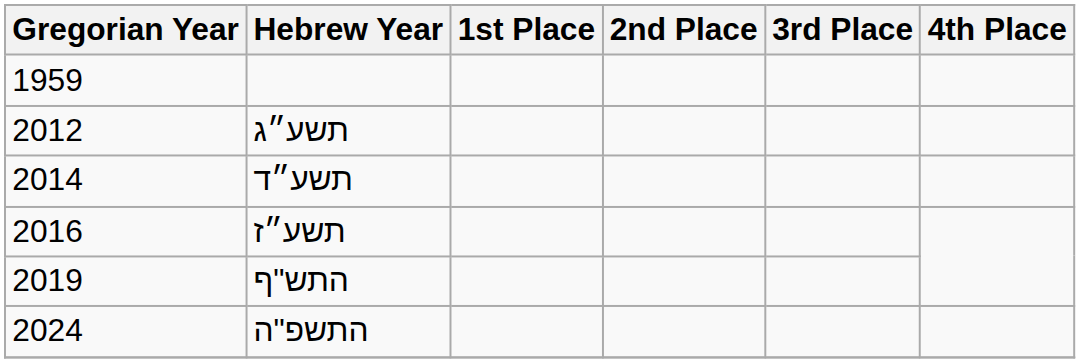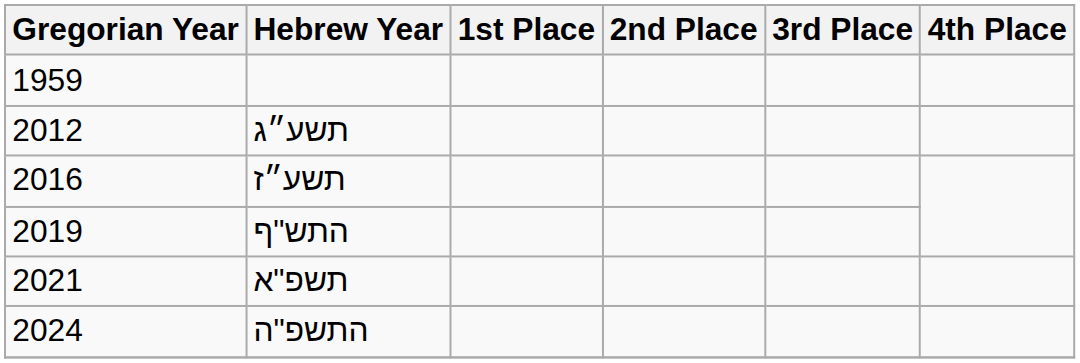- row: (48, 180)
+ row: (48, 280)
